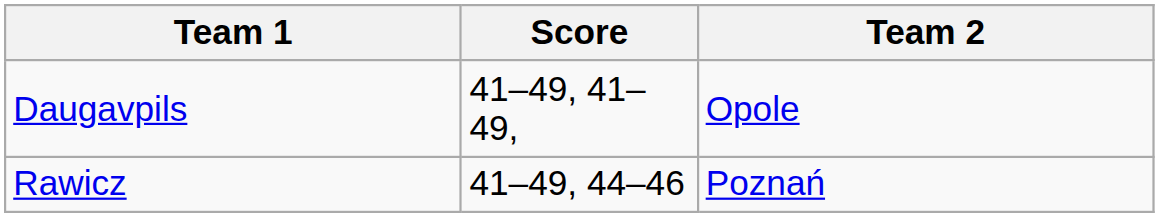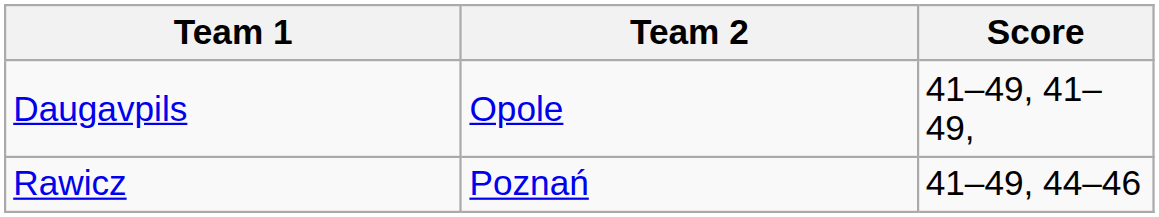columns swapped: (926, 32) <-> (579, 32)
